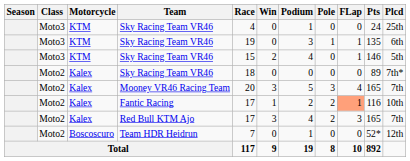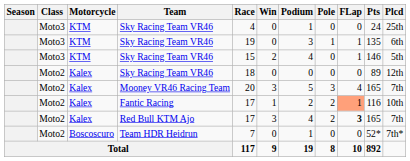(395, 73) 7th* -> (395, 73) 12th
(359, 118) normal -> (359, 118) bold
(395, 133) 12th -> (395, 133) 7th*
